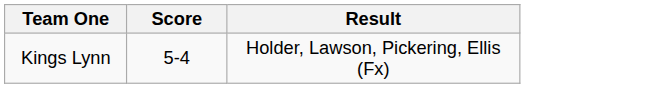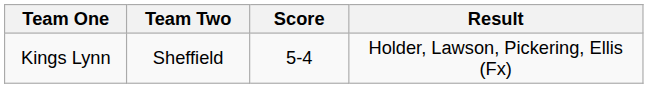+ column: (188, 18)
